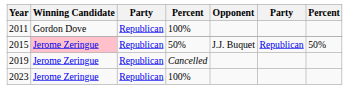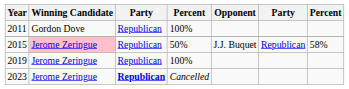(317, 44) 50% -> (319, 44) 58%
(188, 60) Cancelled -> (181, 60) 100%
(141, 76) normal -> (141, 76) bold
(179, 76) 100% -> (189, 76) Cancelled
